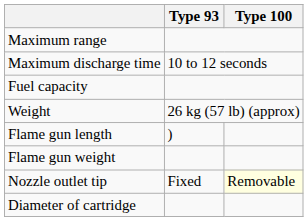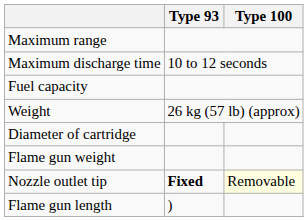rows swapped: (60, 134) <-> (72, 205)
(184, 181) normal -> (185, 181) bold
